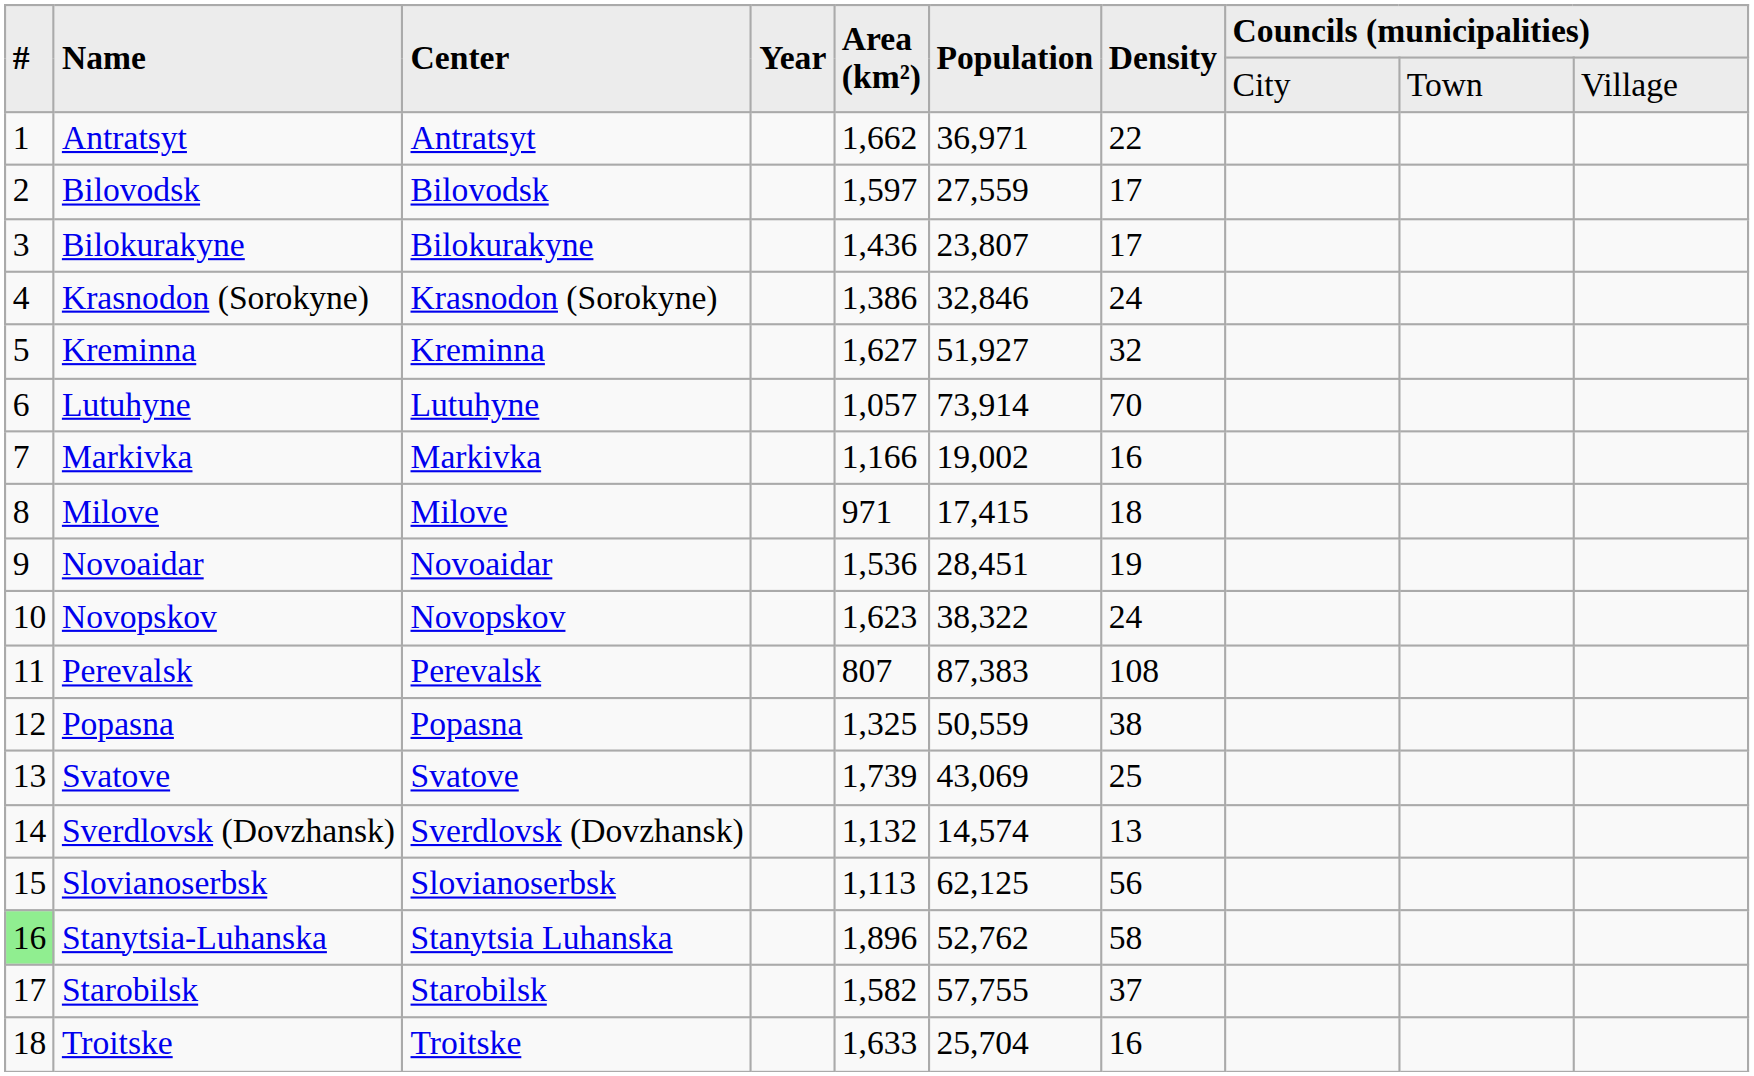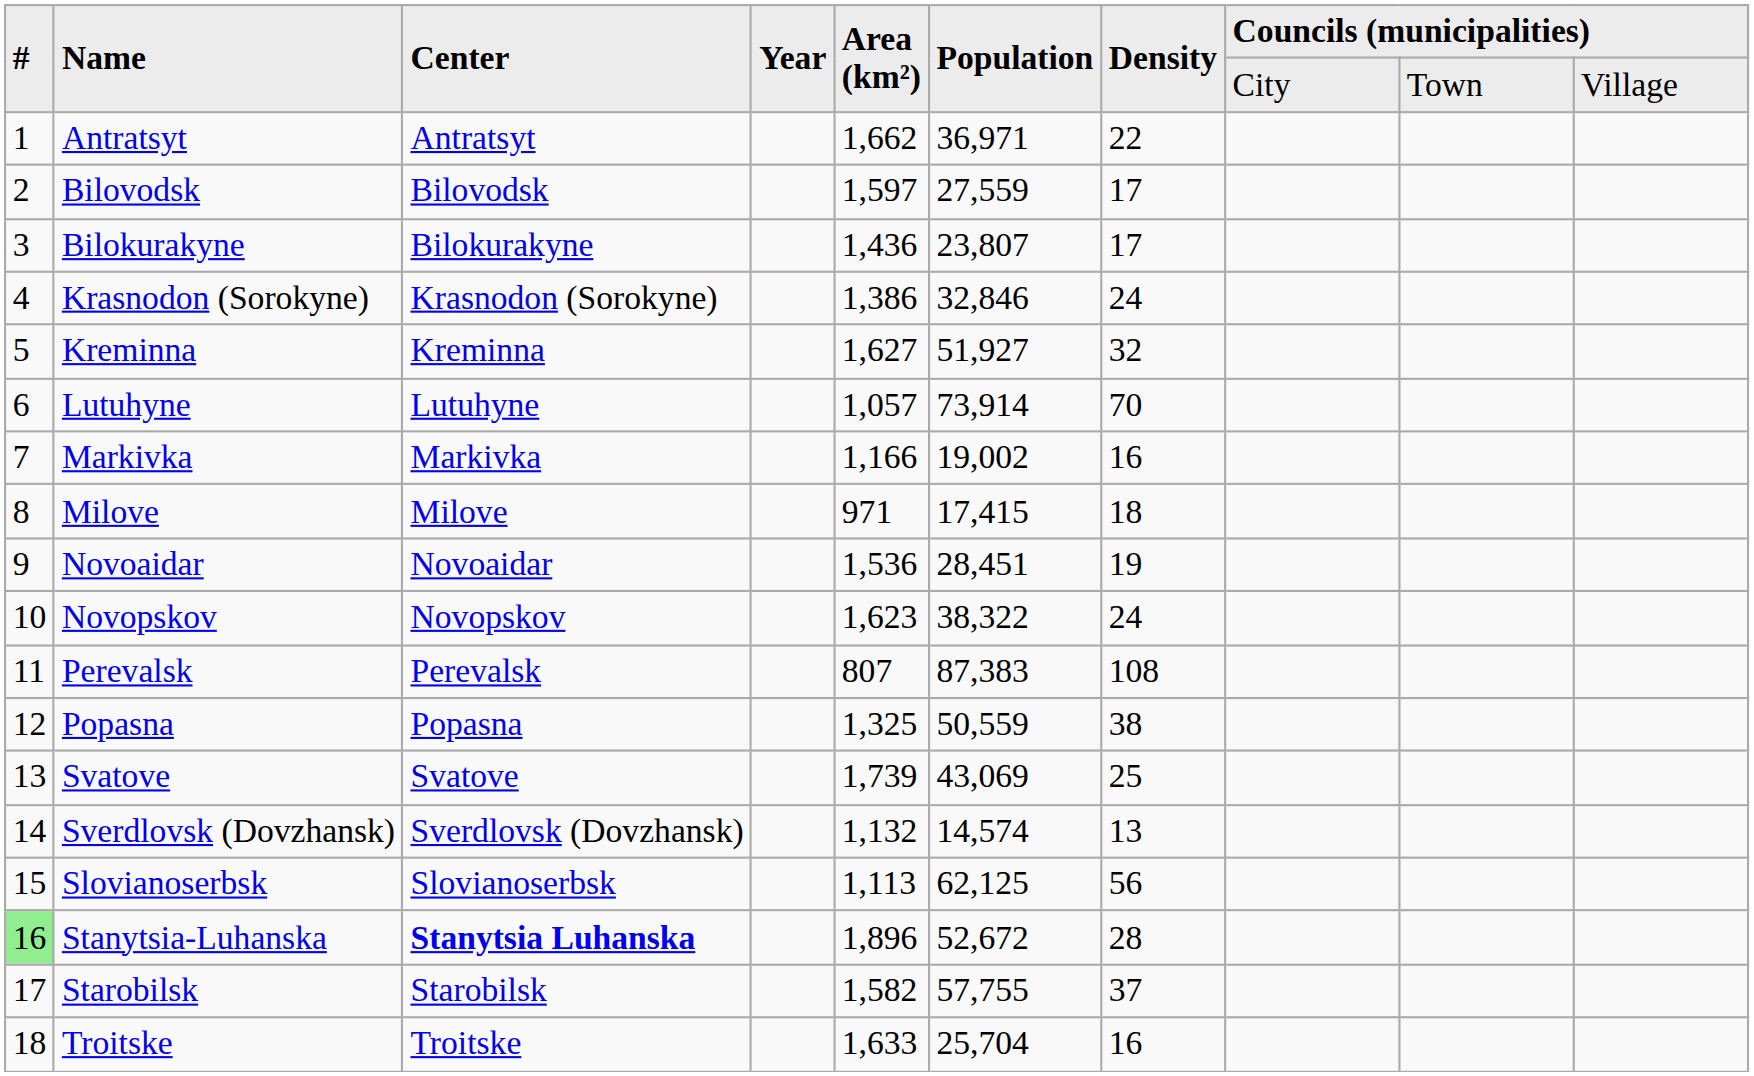(542, 937) normal -> (553, 937) bold
(983, 937) 52,762 -> (983, 937) 52,672
(1126, 937) 58 -> (1126, 937) 28
